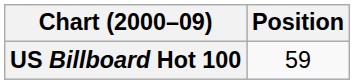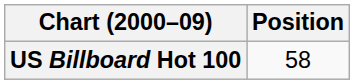(298, 60) 59 -> (298, 60) 58
